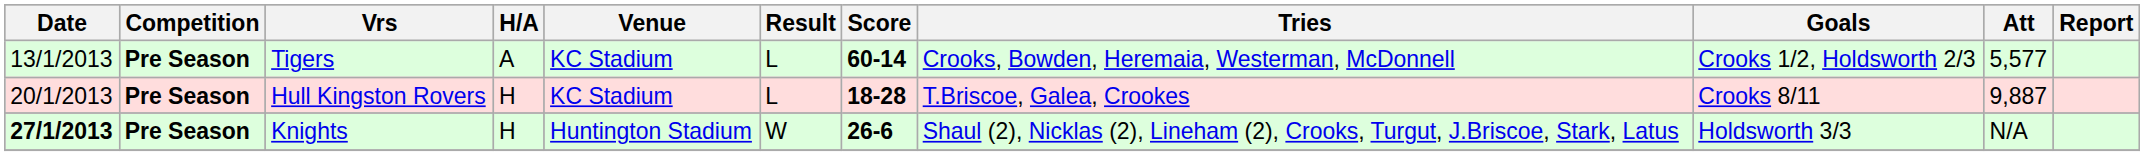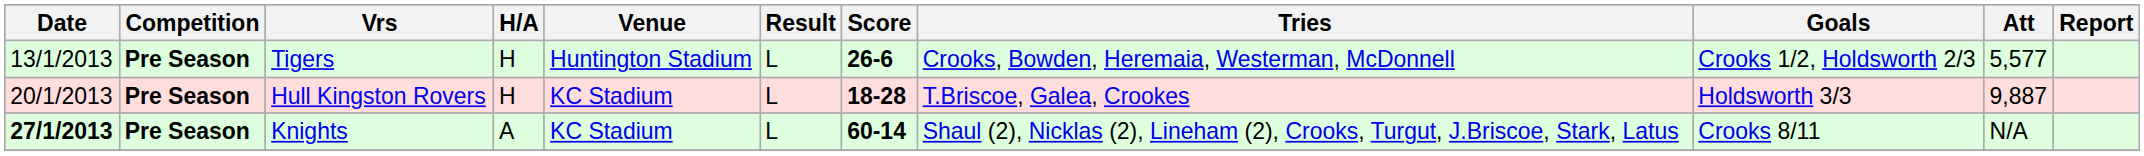(507, 59) A -> (507, 59) H
(611, 59) KC Stadium -> (651, 59) Huntington Stadium
(877, 59) 60-14 -> (870, 59) 26-6
(1759, 95) Crooks 8/11 -> (1775, 95) Holdsworth 3/3
(507, 131) H -> (507, 131) A
(651, 131) Huntington Stadium -> (611, 131) KC Stadium
(776, 131) W -> (772, 131) L
(870, 131) 26-6 -> (877, 131) 60-14
(1775, 131) Holdsworth 3/3 -> (1759, 131) Crooks 8/11
